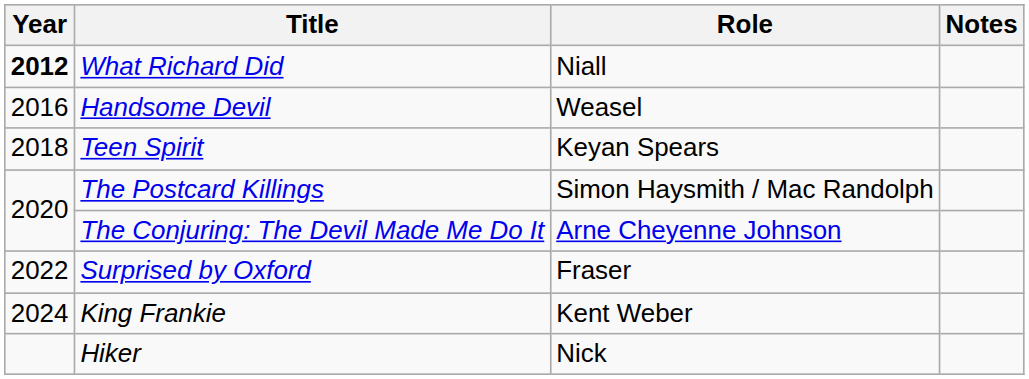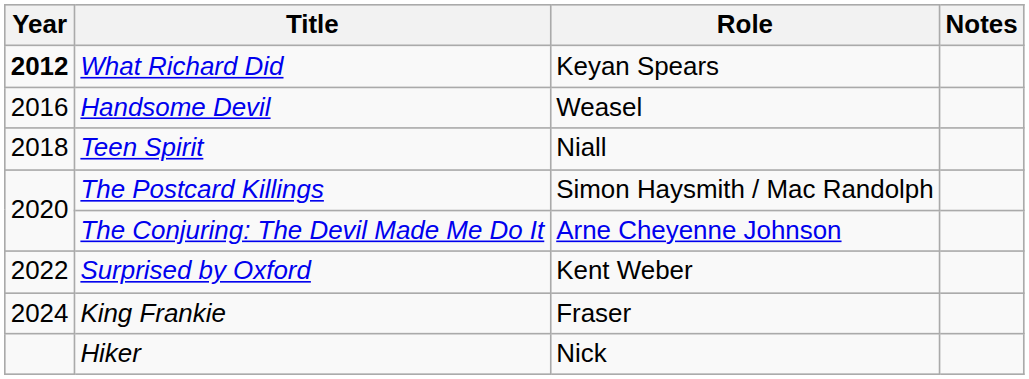(581, 66) Niall -> (638, 66) Keyan Spears
(638, 148) Keyan Spears -> (581, 148) Niall
(594, 271) Fraser -> (624, 271) Kent Weber
(624, 312) Kent Weber -> (594, 312) Fraser
